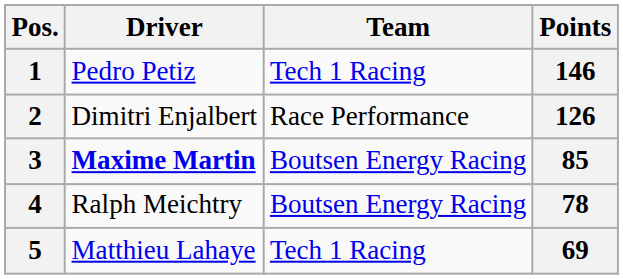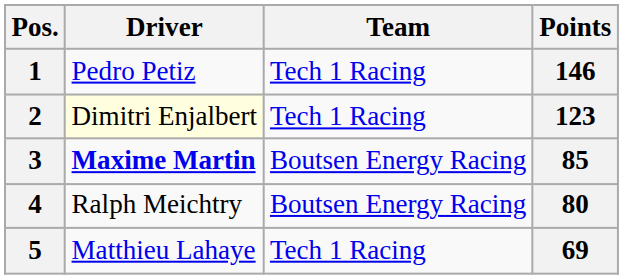(164, 115) no background -> (164, 115) lightyellow background
(369, 115) Race Performance -> (348, 115) Tech 1 Racing
(575, 115) 126 -> (575, 115) 123
(575, 205) 78 -> (575, 205) 80
